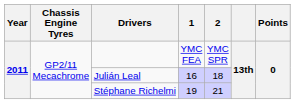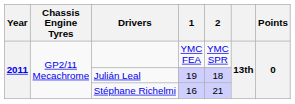(191, 75) 16 -> (191, 75) 19
(191, 90) 19 -> (191, 90) 16
